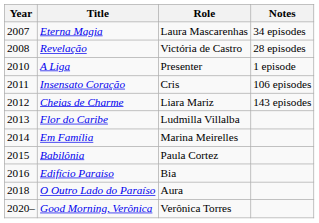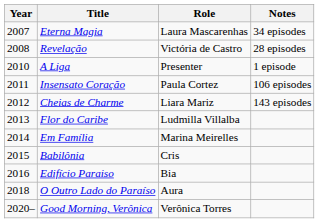(170, 84) Cris -> (189, 84) Paula Cortez
(189, 155) Paula Cortez -> (170, 155) Cris
